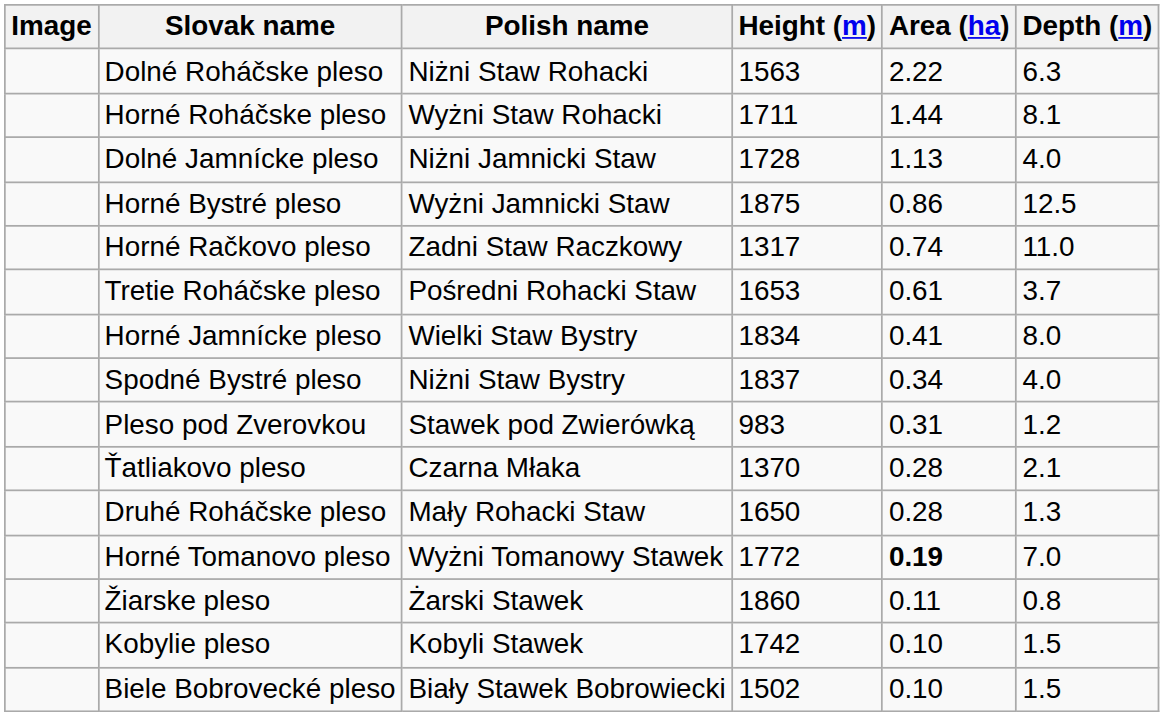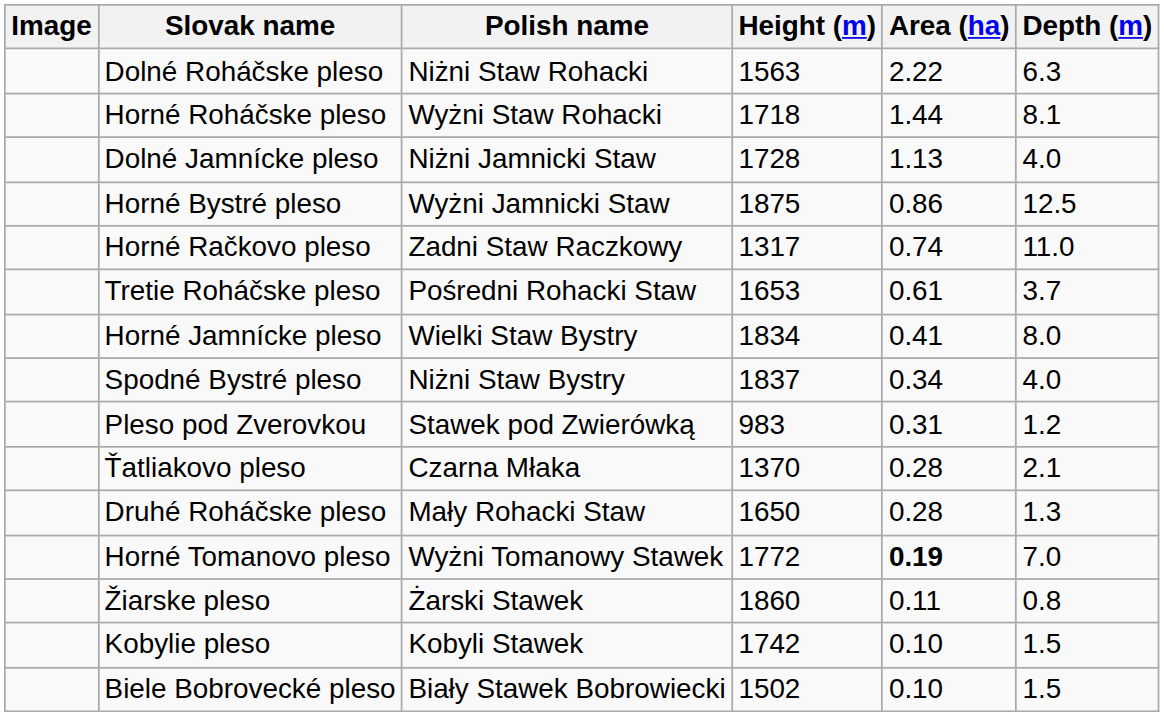(768, 114) 1711 -> (769, 114) 1718
